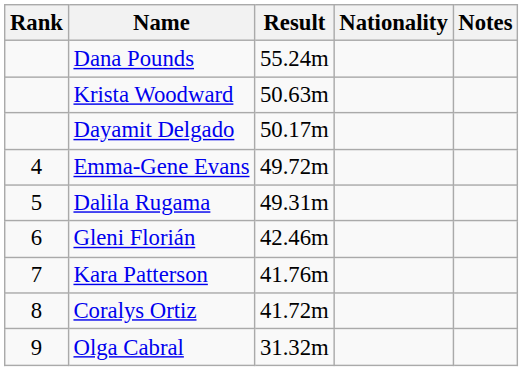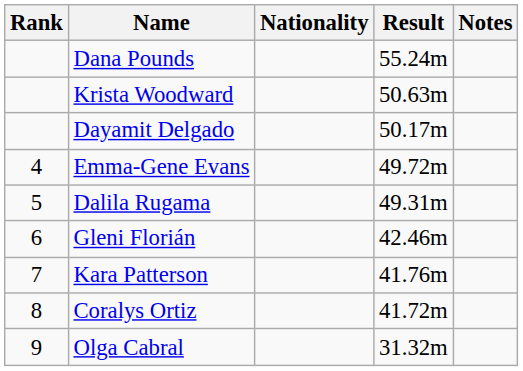columns swapped: (394, 22) <-> (294, 22)
